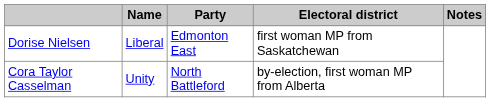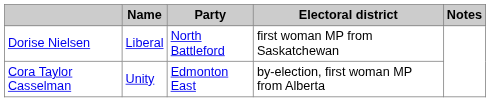(199, 43) Edmonton East -> (198, 43) North Battleford
(198, 79) North Battleford -> (199, 79) Edmonton East
